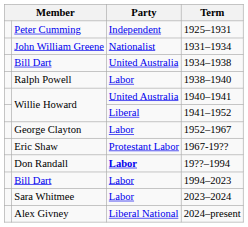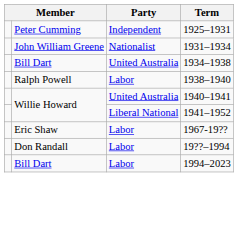(124, 113) Liberal -> (144, 113) Liberal National
- row: (208, 130)
(144, 146) Protestant Labor -> (121, 130) Labor
(123, 163) bold -> (121, 146) normal
- row: (208, 197)
- row: (212, 213)
